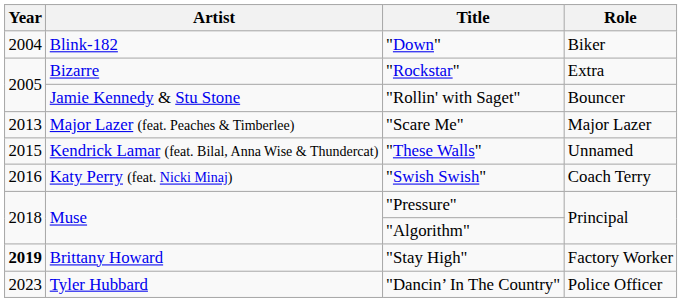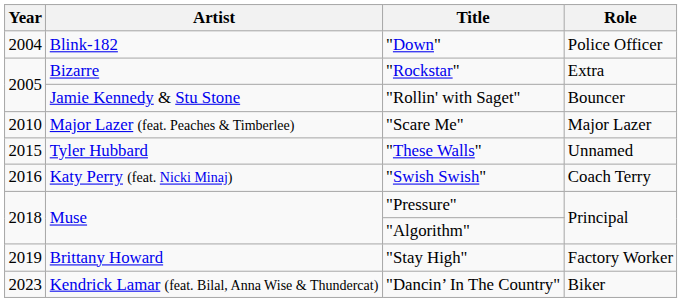(587, 44) Biker -> (615, 44) Police Officer
(25, 124) 2013 -> (25, 124) 2010
(214, 151) Kendrick Lamar (feat. Bilal, Anna Wise & Thundercat) -> (99, 151) Tyler Hubbard
(25, 257) bold -> (25, 257) normal
(99, 284) Tyler Hubbard -> (214, 284) Kendrick Lamar (feat. Bilal, Anna Wise & Thundercat)
(615, 284) Police Officer -> (587, 284) Biker
